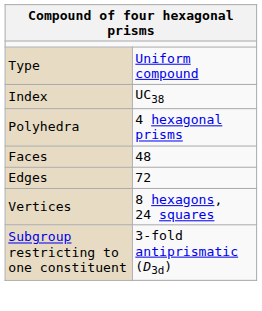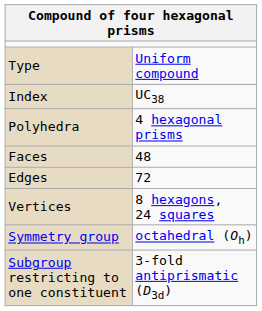+ row: (64, 237)
